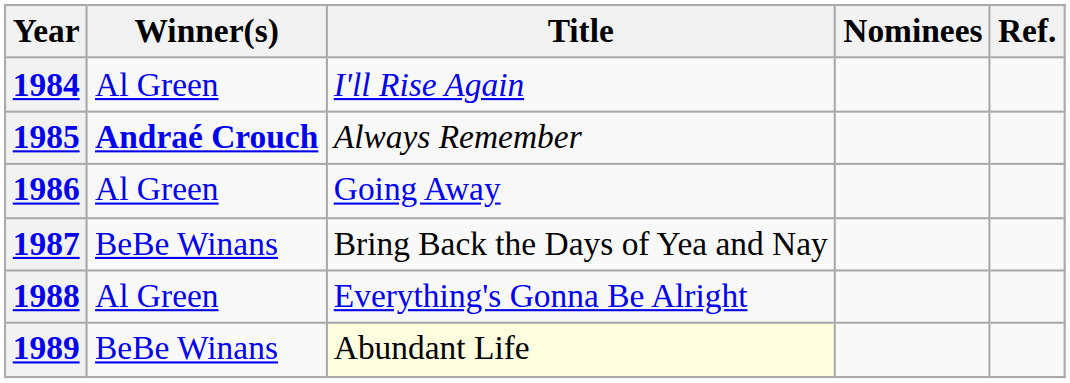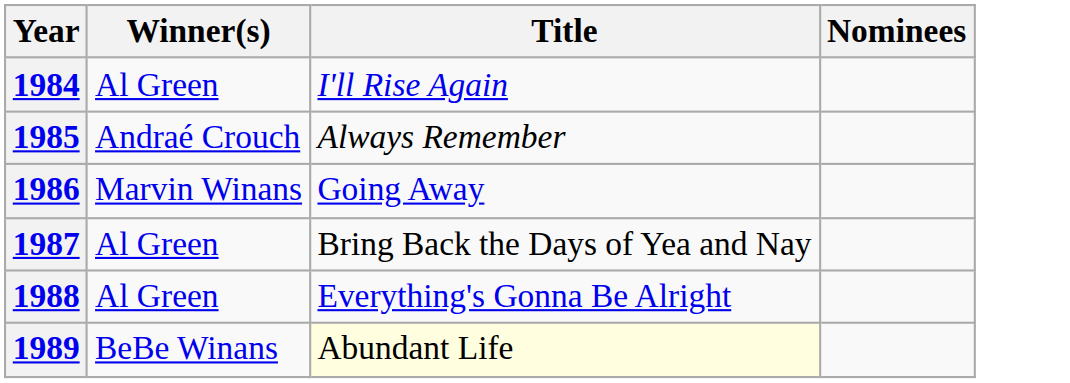- column: (1027, 31)
(207, 137) bold -> (198, 137) normal
(157, 190) Al Green -> (199, 190) Marvin Winans
(186, 243) BeBe Winans -> (157, 243) Al Green
